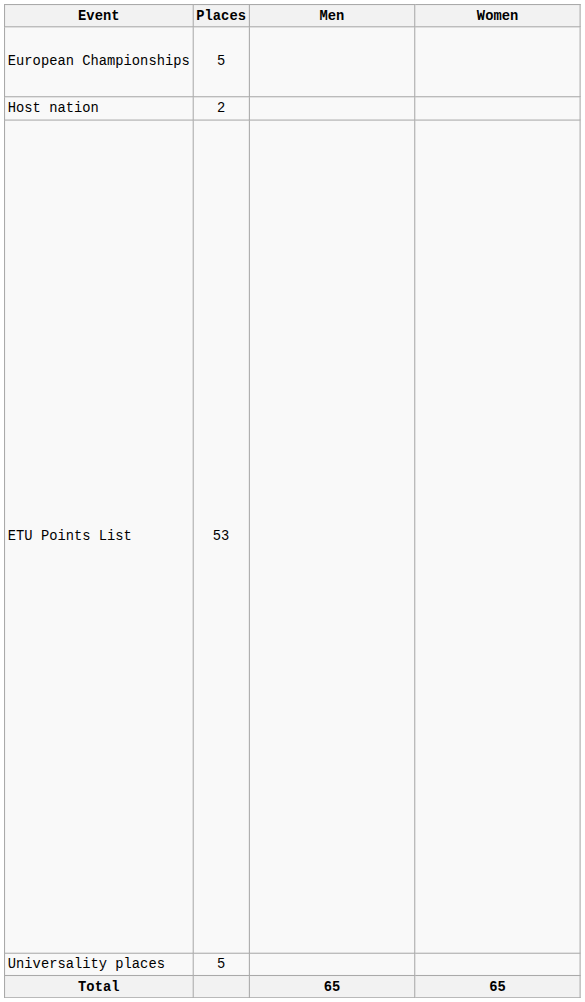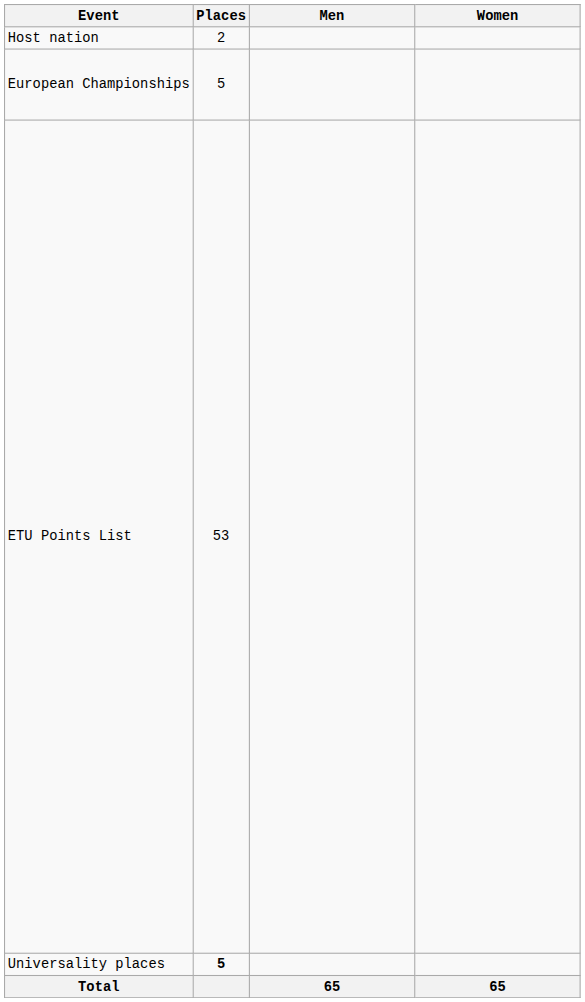rows swapped: (53, 108) <-> (99, 62)
(221, 964) normal -> (221, 964) bold
